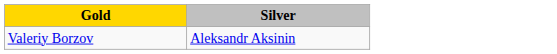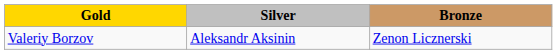+ column: (461, 15)
